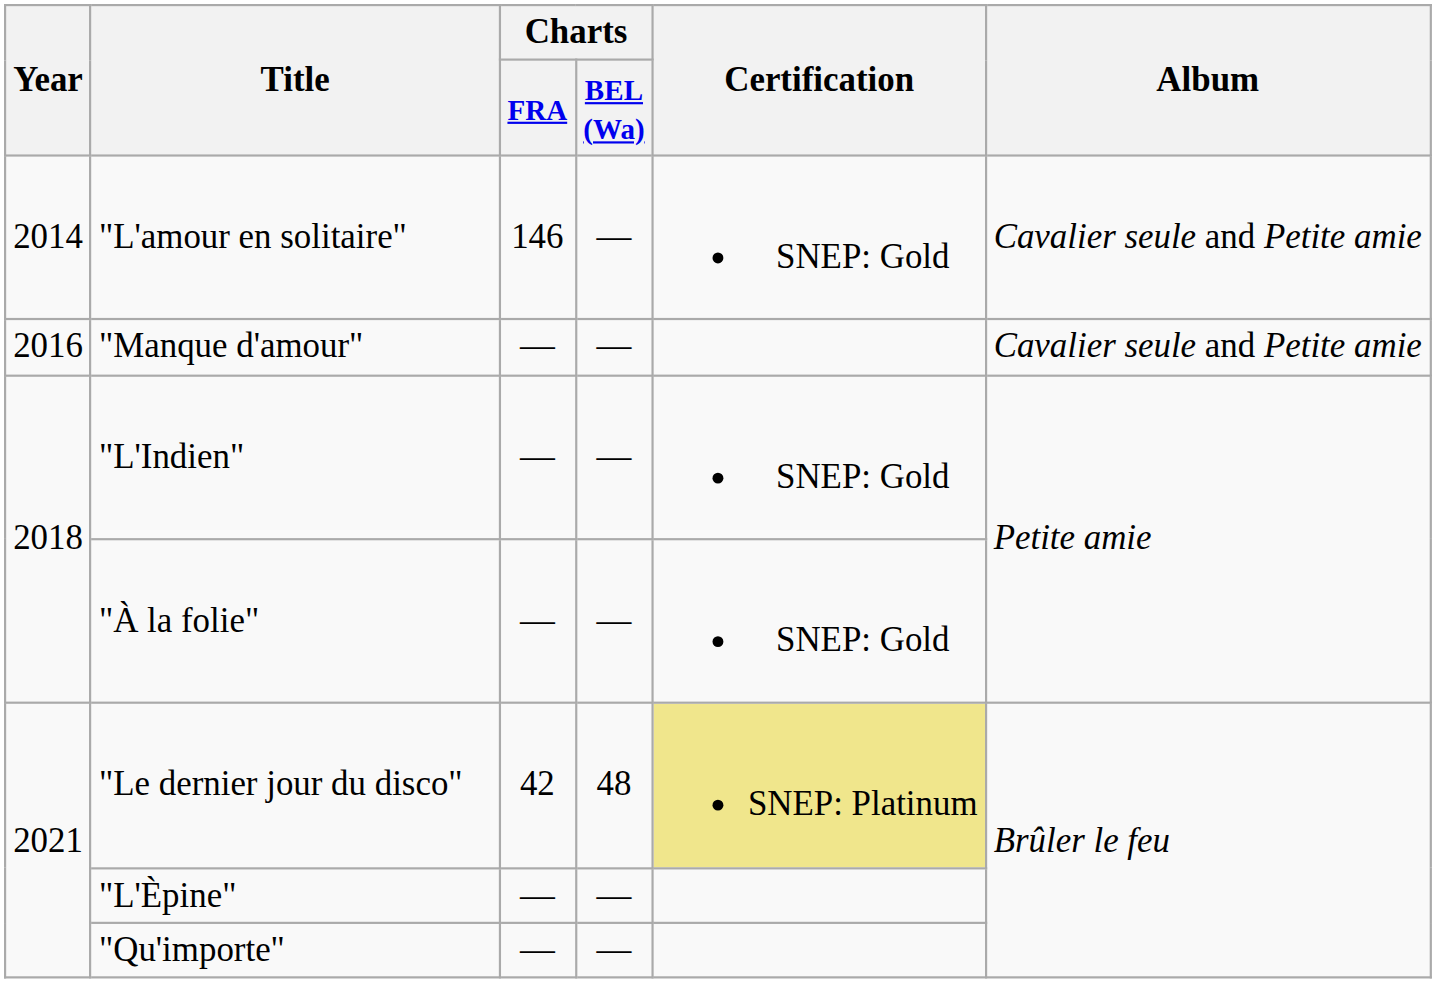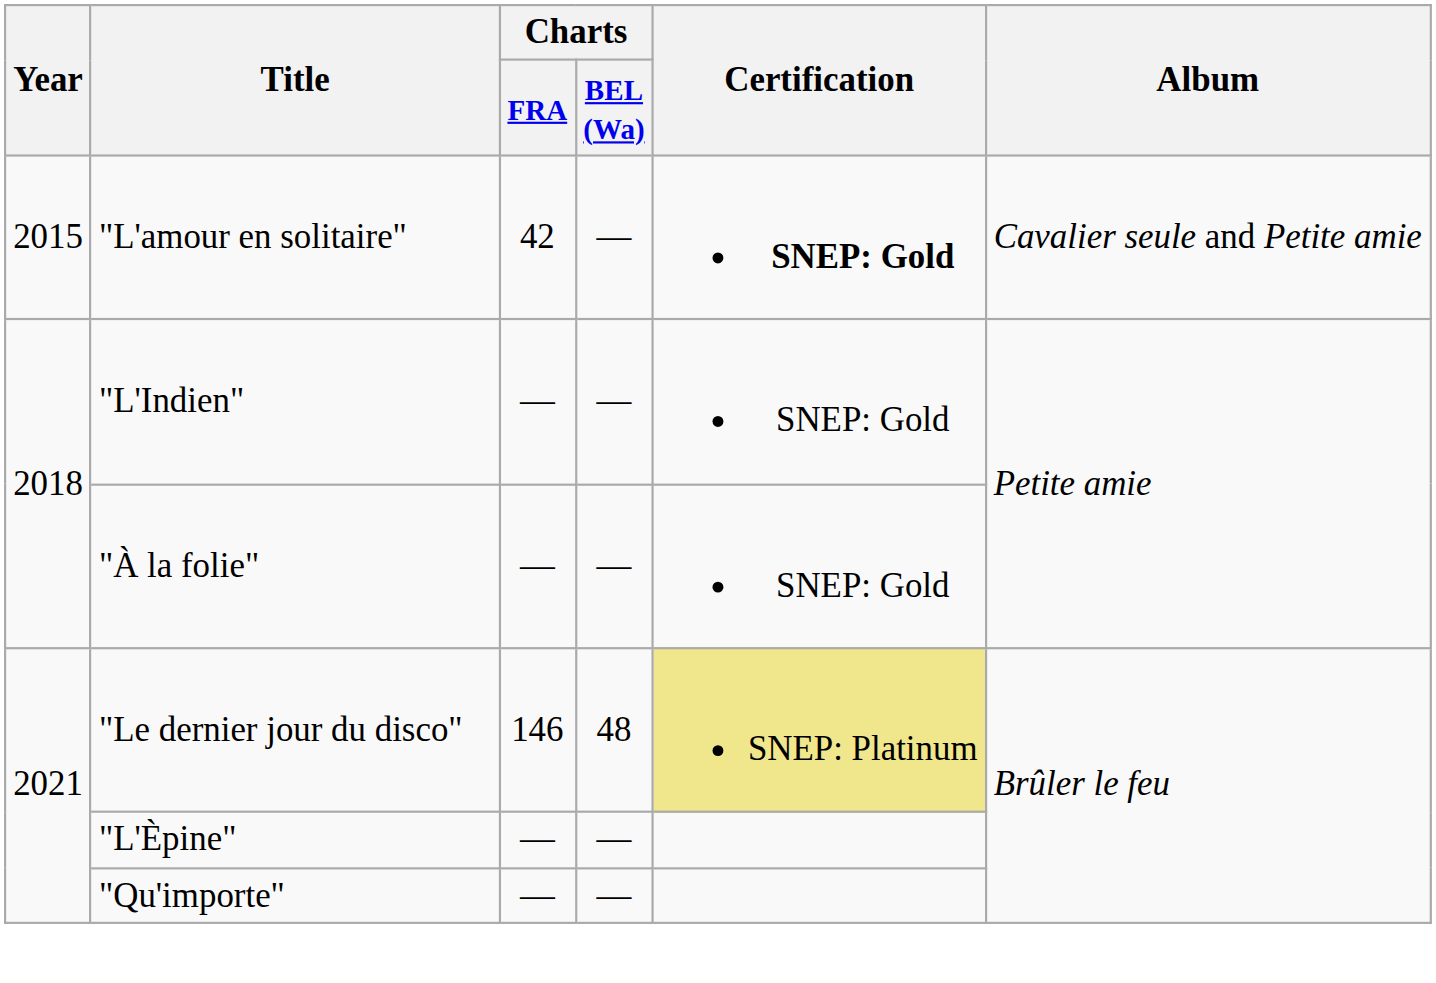(48, 236) 2014 -> (48, 236) 2015
(537, 236) 146 -> (537, 236) 42
(819, 257) normal -> (819, 257) bold
- row: (231, 346)
(537, 784) 42 -> (537, 729) 146
